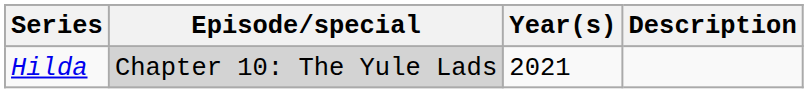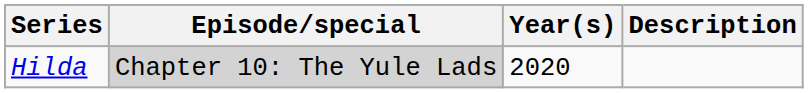(540, 67) 2021 -> (540, 67) 2020
